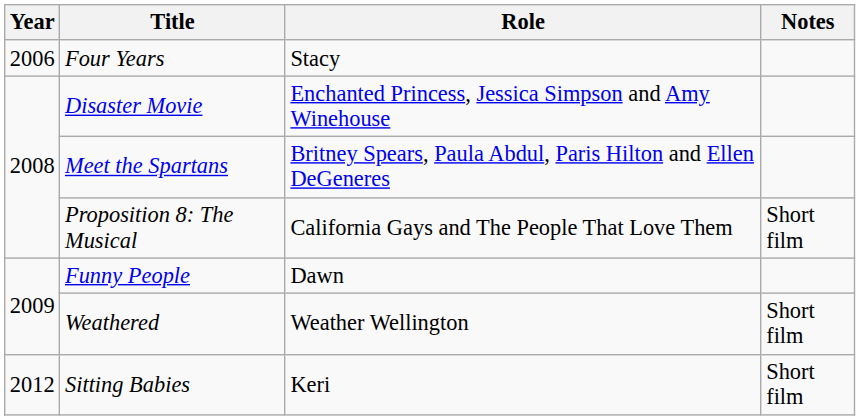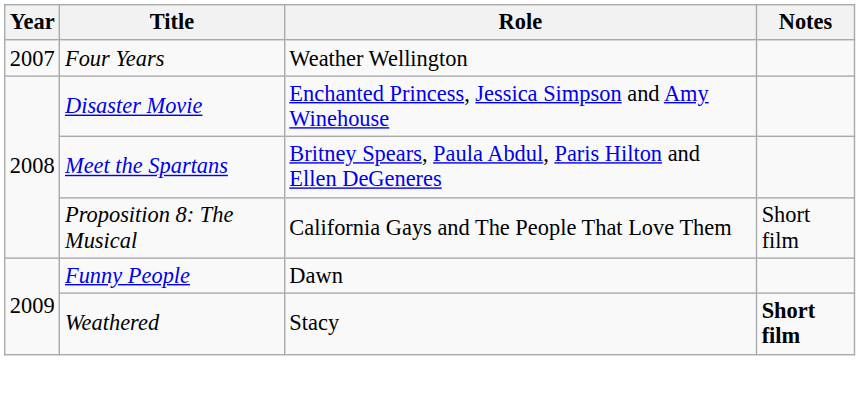(32, 57) 2006 -> (32, 57) 2007
(315, 57) Stacy -> (378, 57) Weather Wellington
(380, 323) Weather Wellington -> (314, 323) Stacy
(790, 323) normal -> (788, 323) bold
- row: (128, 384)
